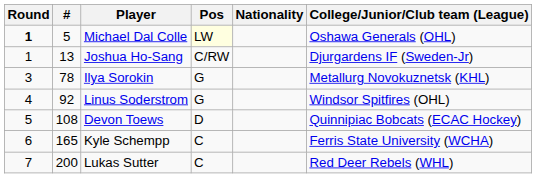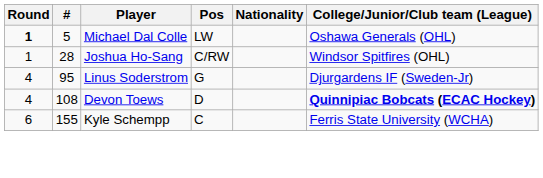(204, 36) lightyellow background -> (204, 36) no background
(67, 57) 13 -> (67, 57) 28
(391, 57) Djurgardens IF (Sweden-Jr) -> (380, 57) Windsor Spitfires (OHL)
- row: (119, 78)
(67, 99) 92 -> (67, 78) 95
(380, 99) Windsor Spitfires (OHL) -> (391, 78) Djurgardens IF (Sweden-Jr)
(28, 120) 5 -> (28, 99) 4
(415, 120) normal -> (422, 99) bold
(67, 141) 165 -> (67, 120) 155
- row: (121, 162)
